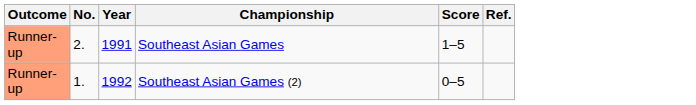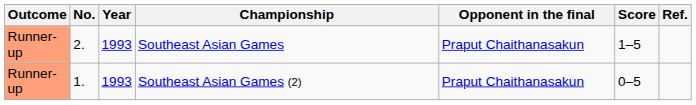+ column: (527, 15)
(117, 44) 1991 -> (117, 44) 1993
(117, 81) 1992 -> (117, 81) 1993
